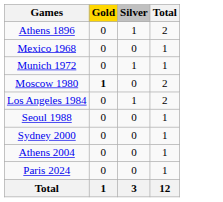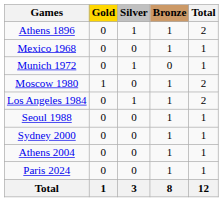+ column: (170, 13)
(103, 83) bold -> (103, 83) normal
